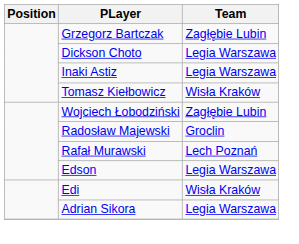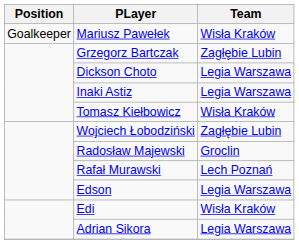+ row: (123, 33)
